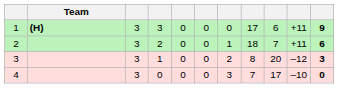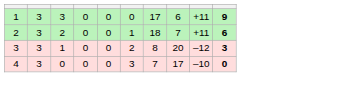- column: (76, 12)
